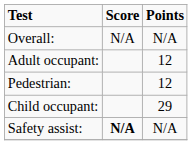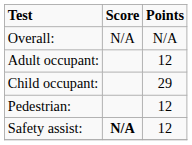rows swapped: (53, 106) <-> (39, 83)
(165, 128) N/A -> (165, 128) 12
